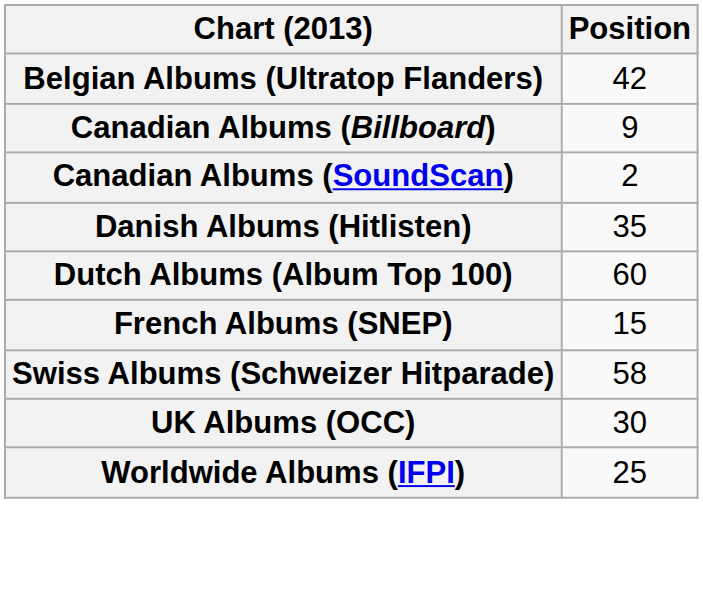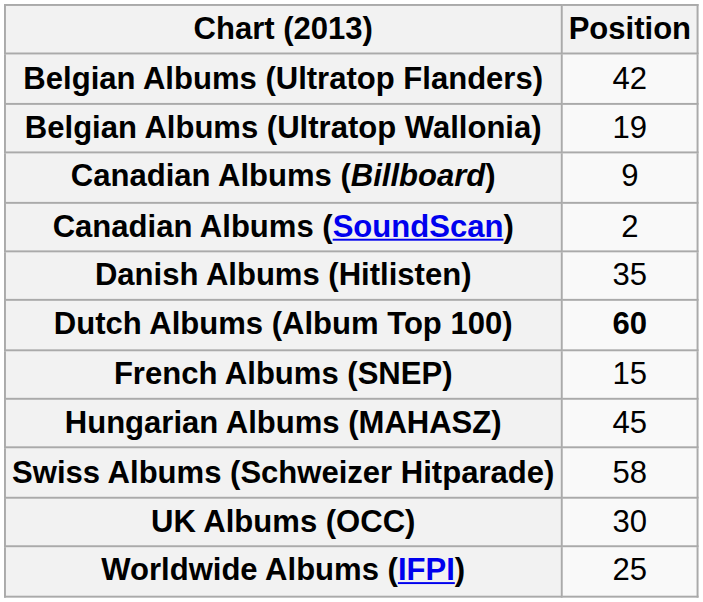+ row: (283, 127)
(630, 275) normal -> (630, 324) bold
+ row: (283, 422)
